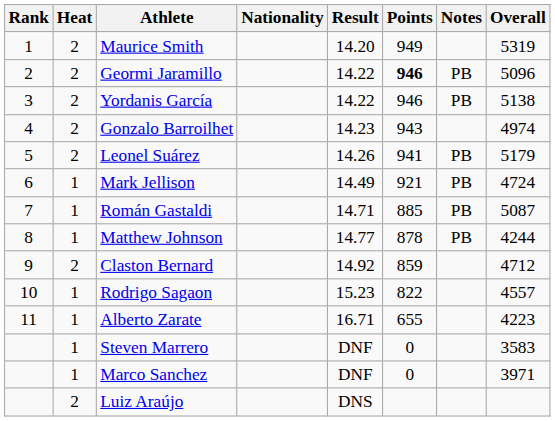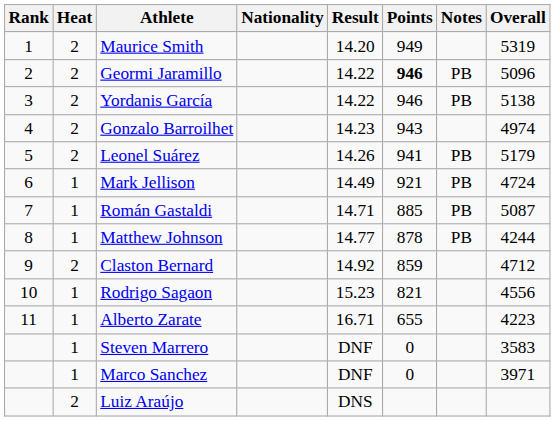(410, 292) 822 -> (410, 292) 821
(518, 292) 4557 -> (518, 292) 4556
